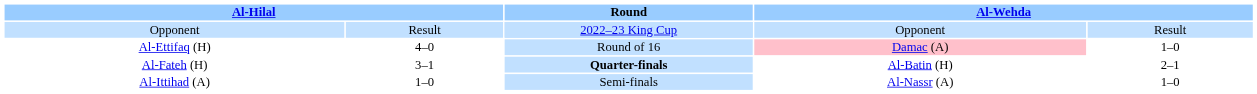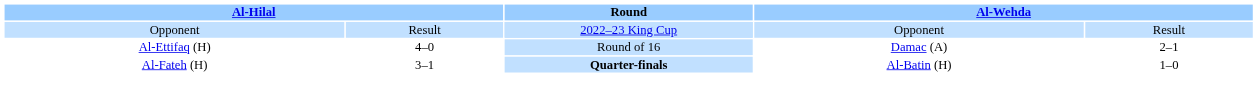(920, 47) pink background -> (919, 47) no background
(1170, 47) 1–0 -> (1169, 47) 2–1
(1170, 64) 2–1 -> (1169, 64) 1–0
- row: (175, 82)
